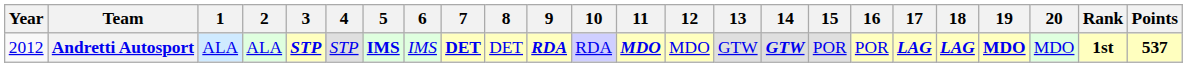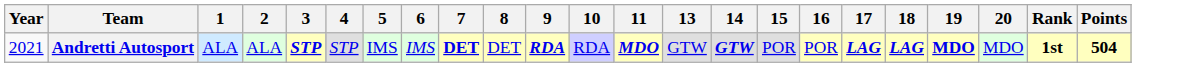- column: (689, 18)
(26, 47) 2012 -> (26, 47) 2021
(383, 47) bold -> (382, 47) normal
(1155, 47) 537 -> (1104, 47) 504
